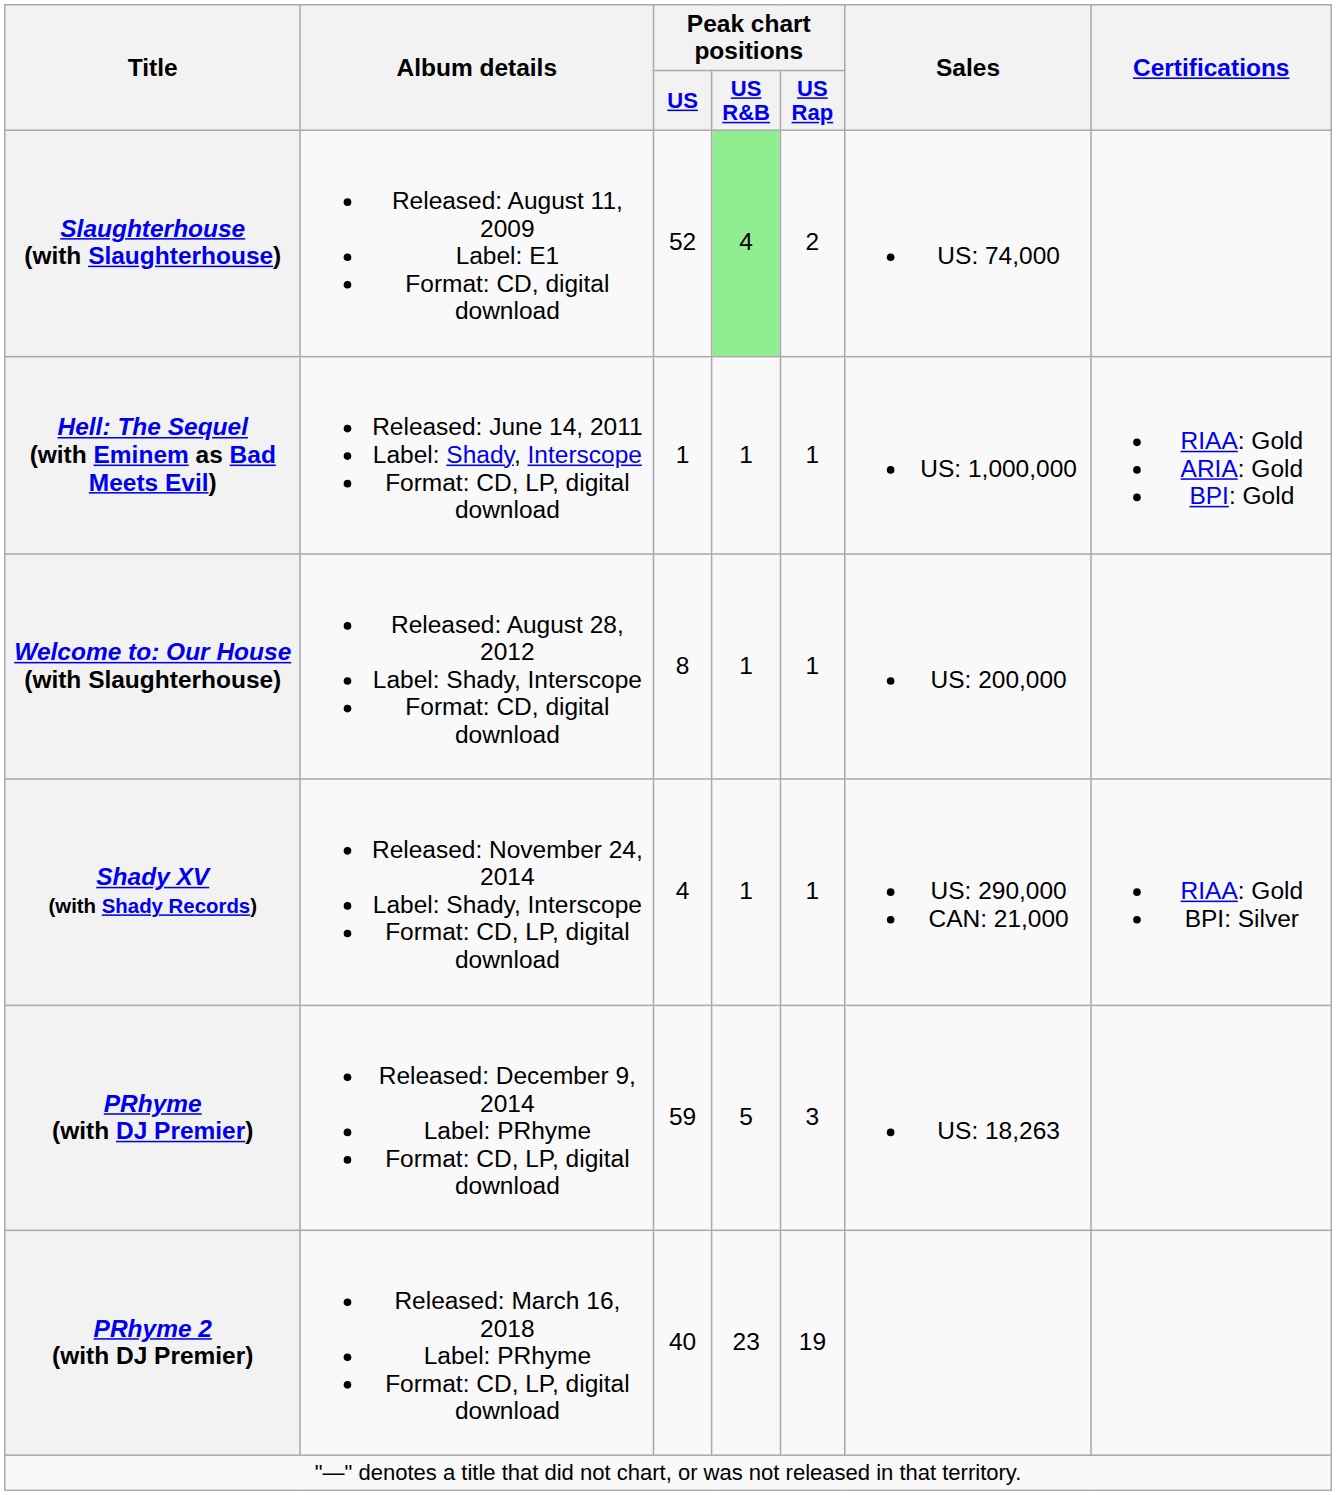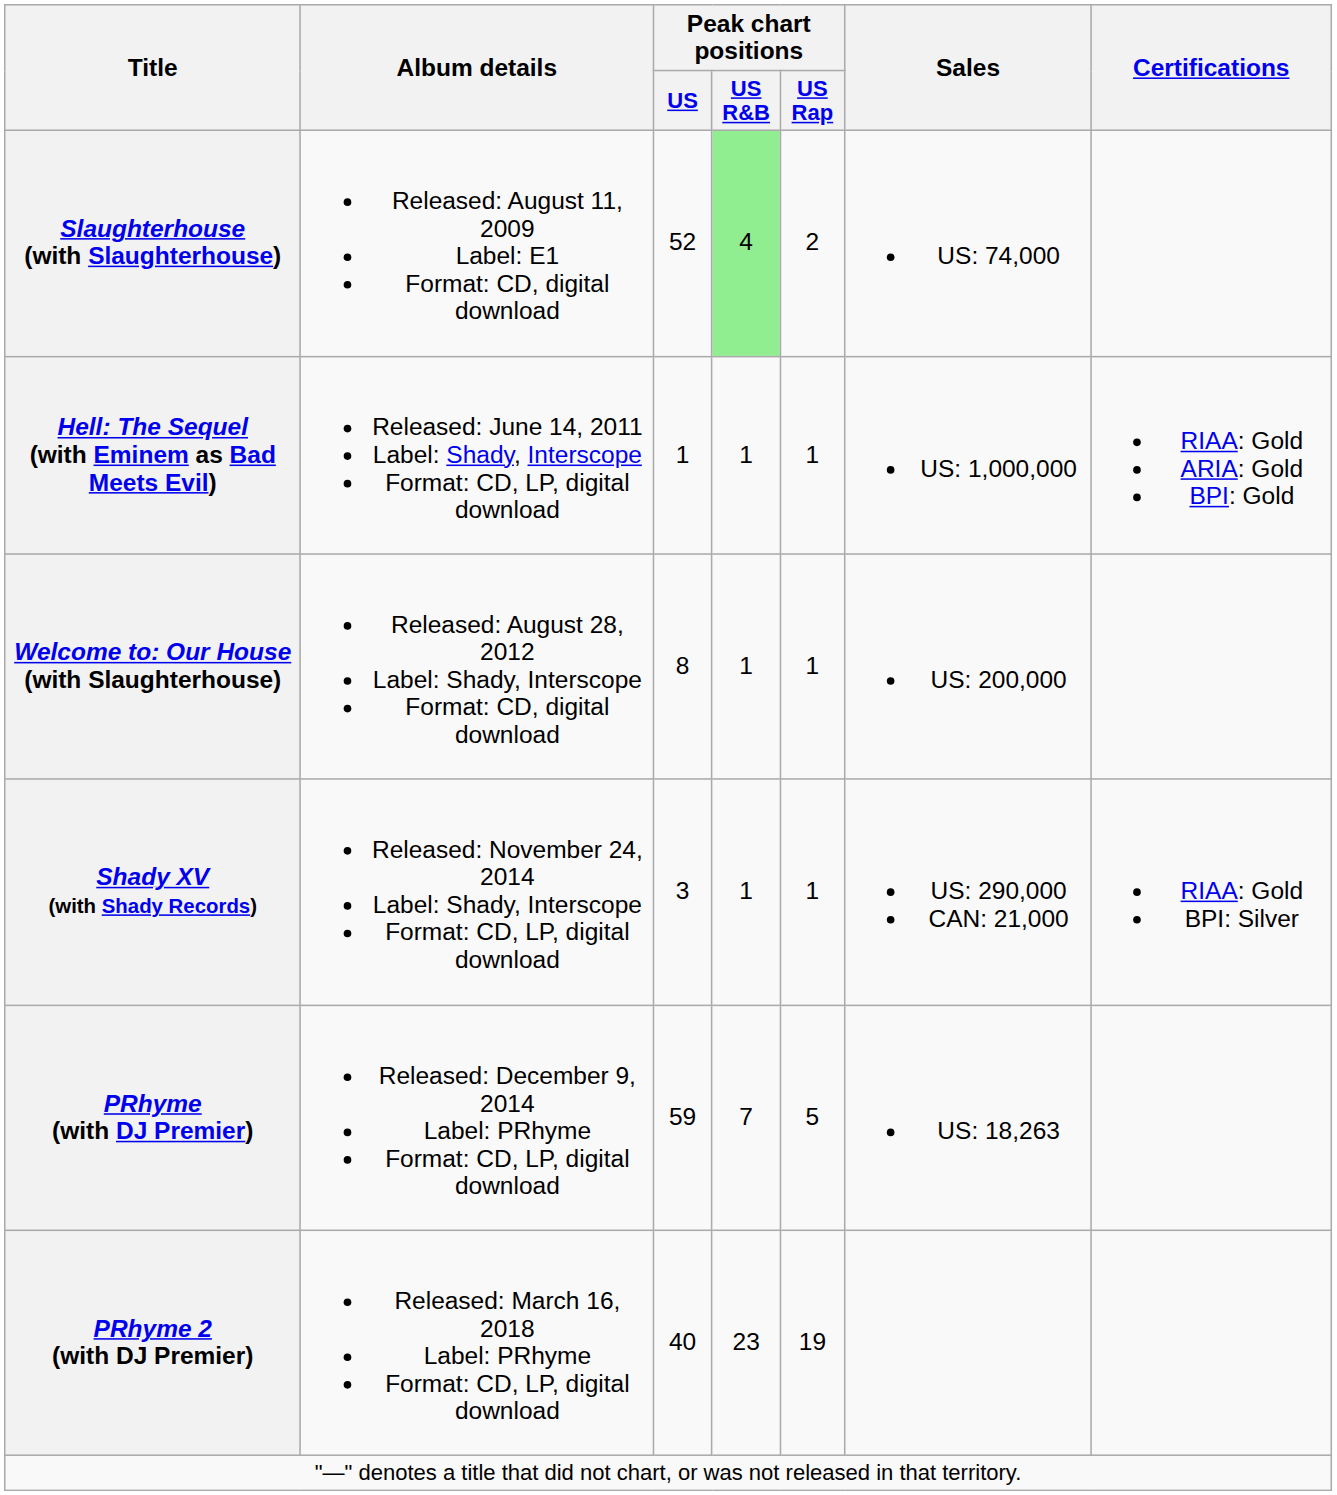(683, 891) 4 -> (683, 891) 3
(746, 1117) 5 -> (746, 1117) 7
(812, 1117) 3 -> (812, 1117) 5
